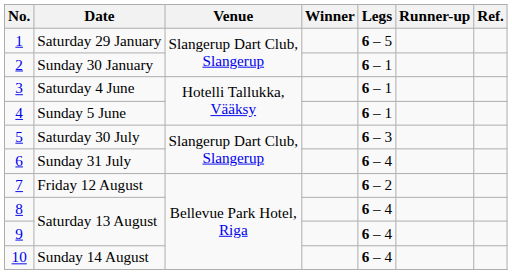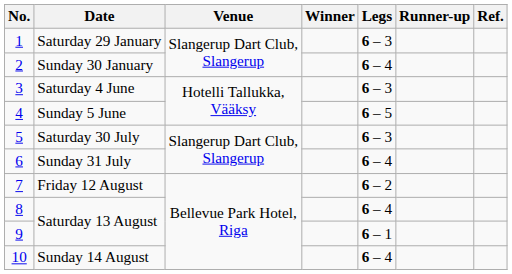(377, 40) 6 – 5 -> (377, 40) 6 – 3
(377, 64) 6 – 1 -> (377, 64) 6 – 4
(377, 88) 6 – 1 -> (377, 88) 6 – 3
(377, 112) 6 – 1 -> (377, 112) 6 – 5
(377, 233) 6 – 4 -> (377, 233) 6 – 1
